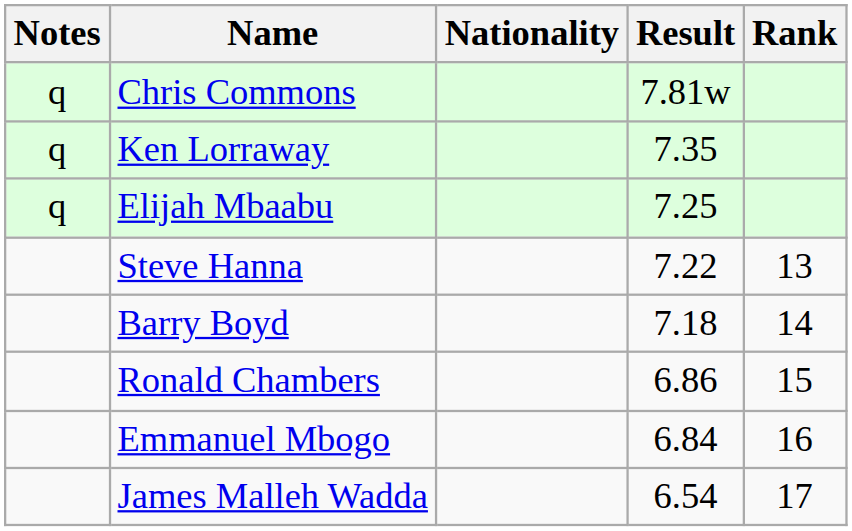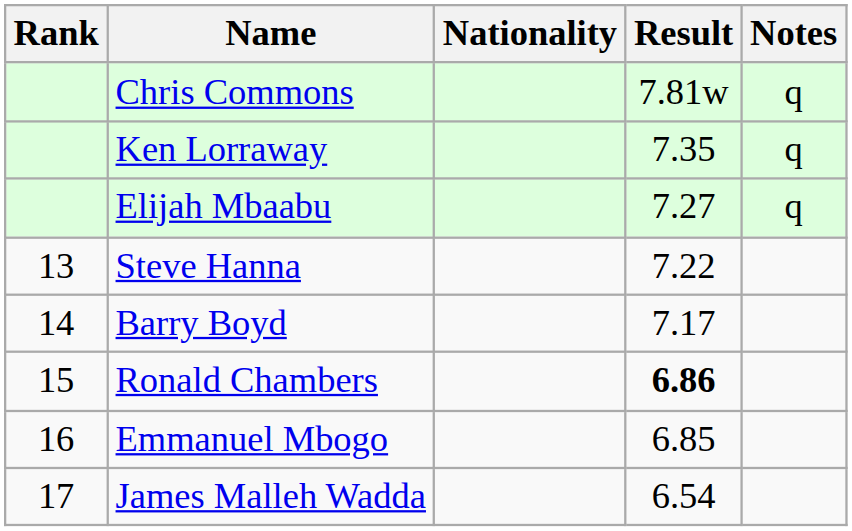columns swapped: (795, 33) <-> (57, 33)
(686, 206) 7.25 -> (684, 206) 7.27
(686, 322) 7.18 -> (684, 322) 7.17
(686, 380) normal -> (684, 380) bold
(686, 438) 6.84 -> (684, 438) 6.85
